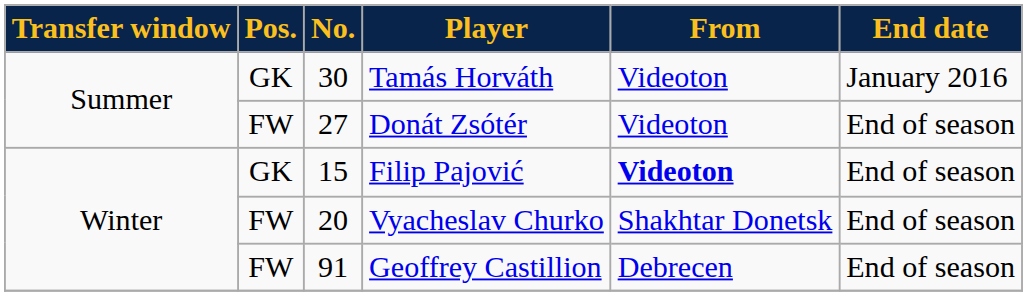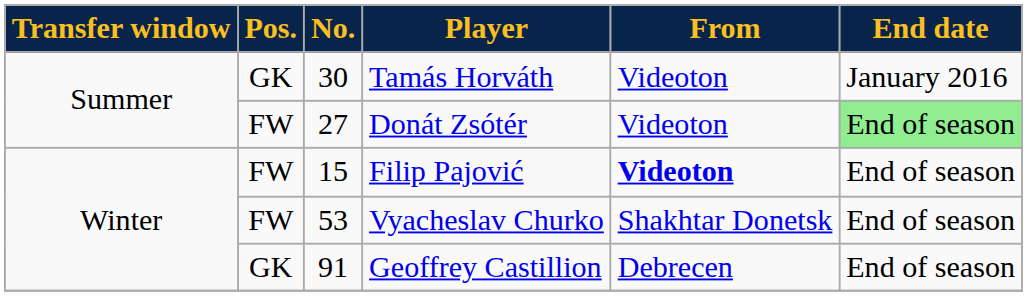(931, 123) no background -> (931, 123) lightgreen background
(271, 171) GK -> (271, 171) FW
(333, 219) 20 -> (333, 219) 53
(271, 266) FW -> (271, 266) GK
